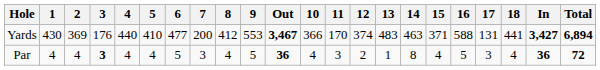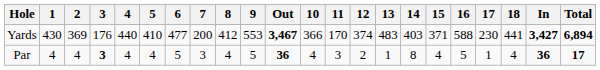(413, 34) 463 -> (413, 34) 403
(488, 34) 131 -> (488, 34) 230
(488, 55) 3 -> (488, 55) 1
(578, 55) 72 -> (578, 55) 17
